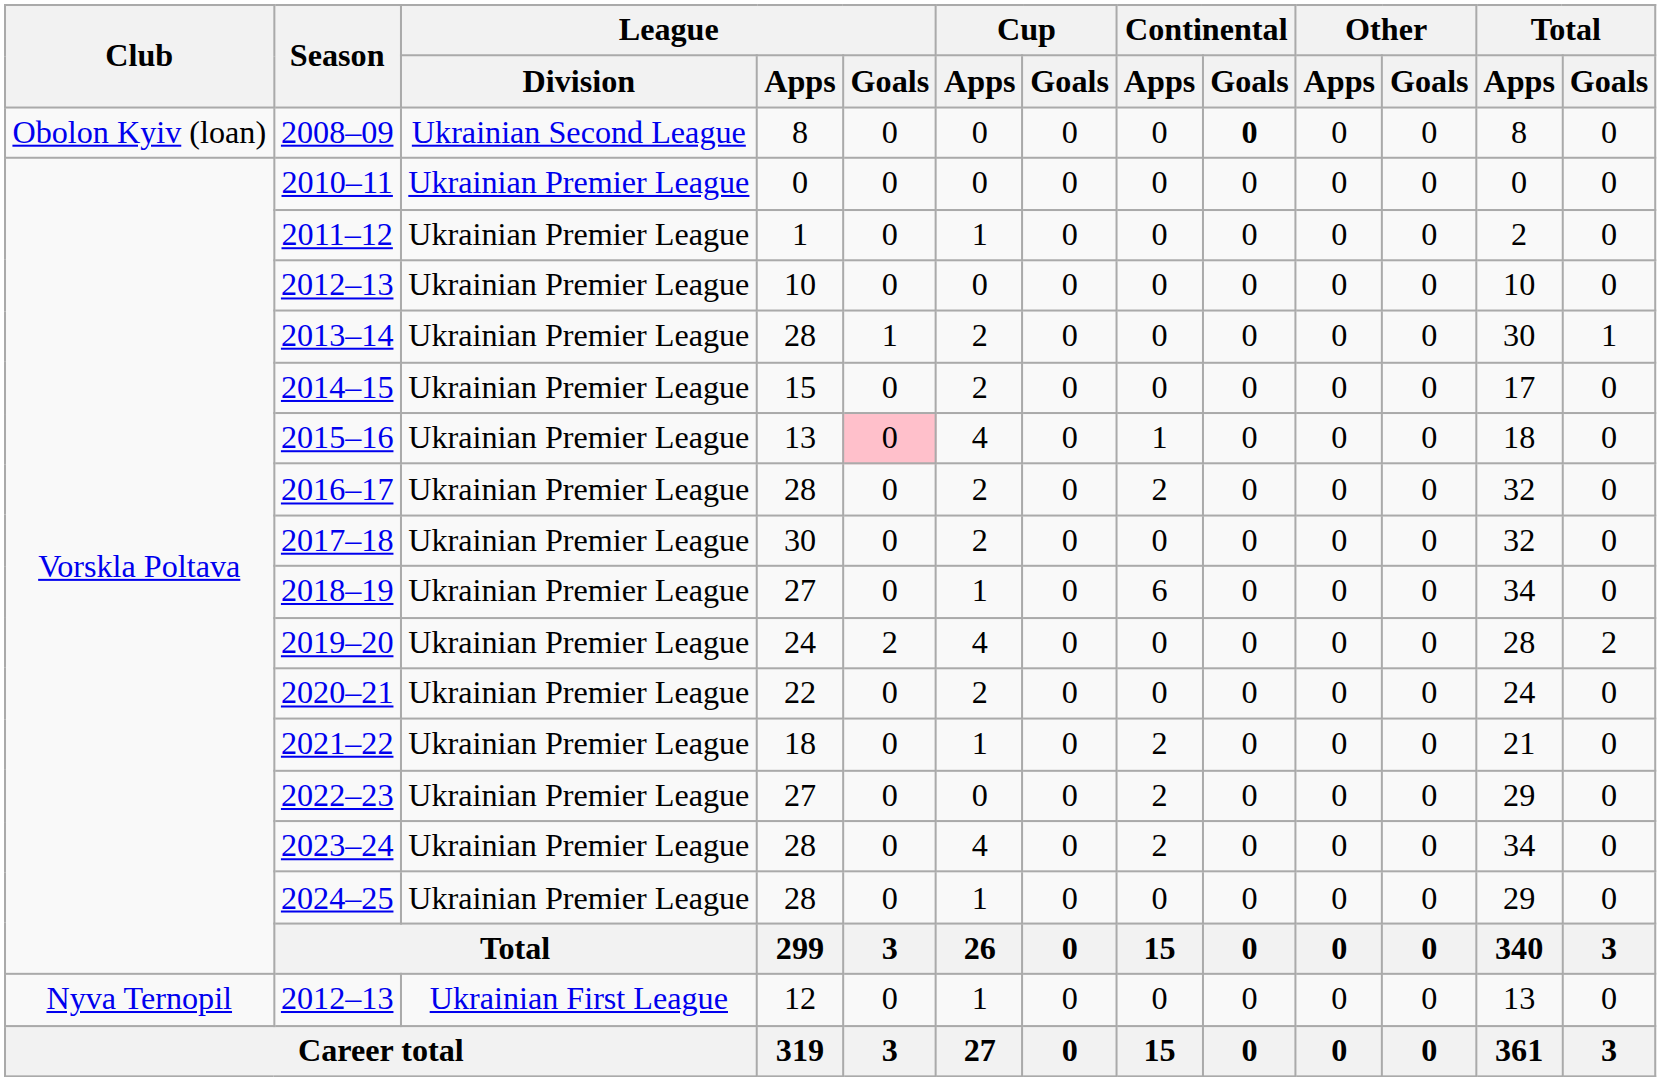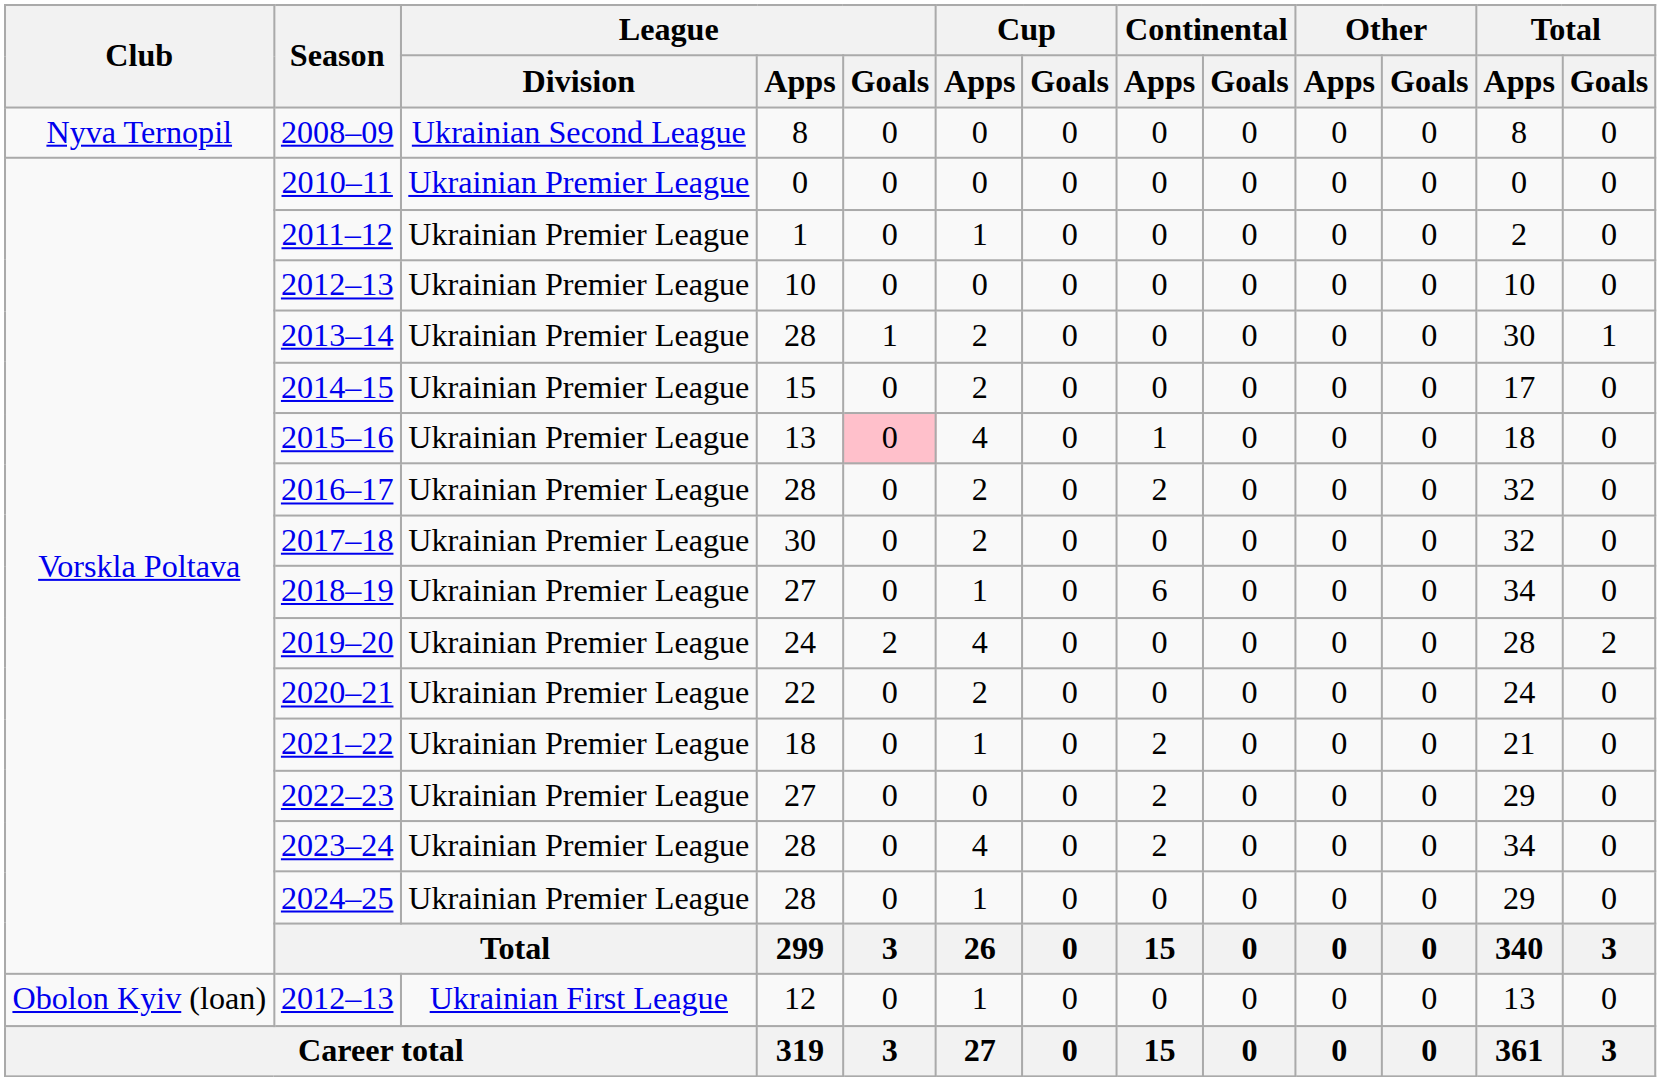(139, 132) Obolon Kyiv (loan) -> (139, 132) Nyva Ternopil
(1249, 132) bold -> (1249, 132) normal
(139, 999) Nyva Ternopil -> (139, 999) Obolon Kyiv (loan)
